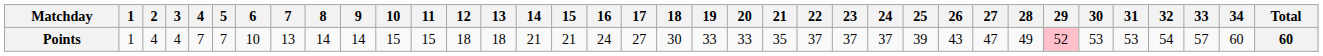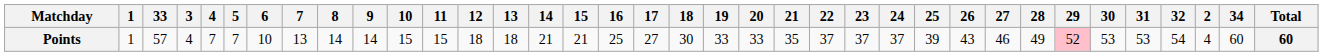columns swapped: (154, 15) <-> (1201, 15)
(604, 39) 24 -> (616, 39) 25
(991, 39) 47 -> (1003, 39) 46
